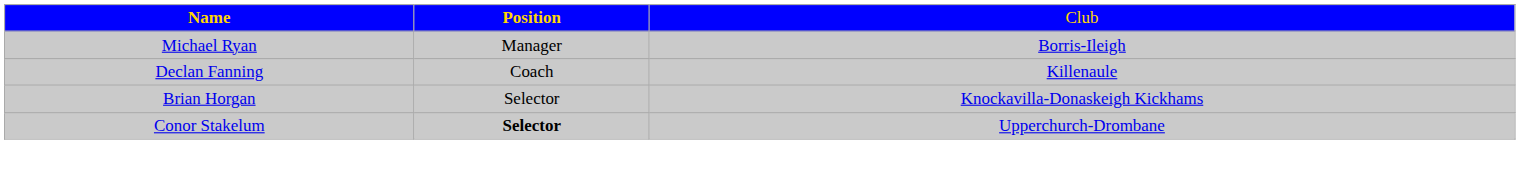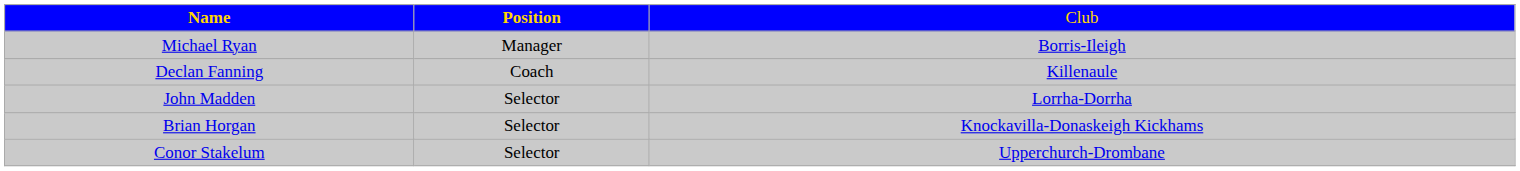+ row: (209, 98)
(532, 125) bold -> (532, 152) normal
